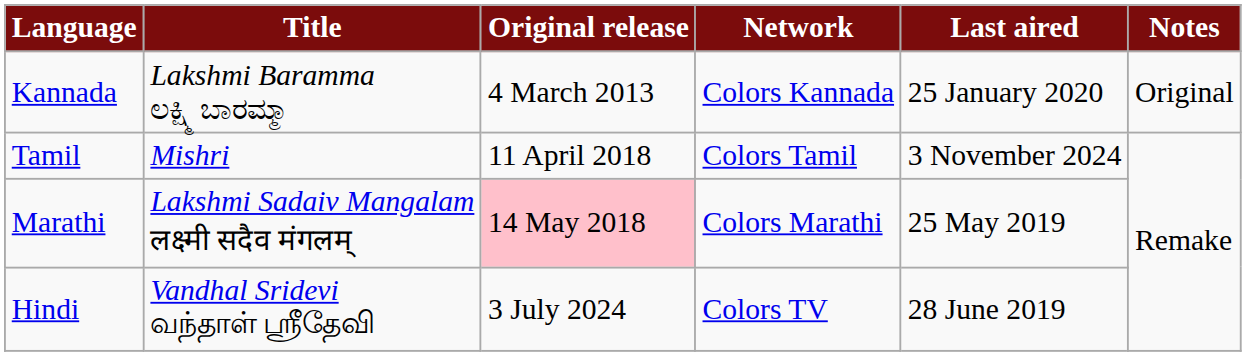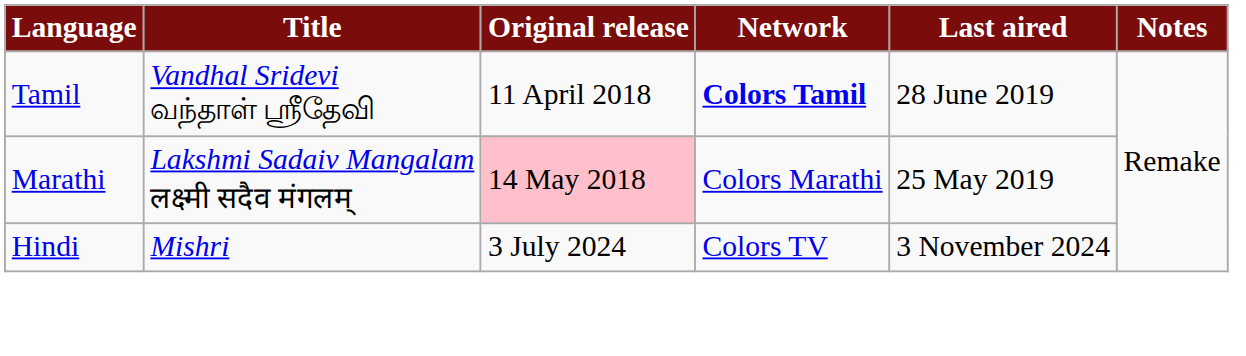- row: (64, 91)
(190, 155) Mishri -> (262, 91) Vandhal Sridevi வந்தாள் ஸ்ரீதேவி
(780, 155) normal -> (784, 93) bold
(1015, 155) 3 November 2024 -> (975, 93) 28 June 2019
(262, 306) Vandhal Sridevi வந்தாள் ஸ்ரீதேவி -> (190, 246) Mishri
(987, 308) 28 June 2019 -> (1003, 246) 3 November 2024
